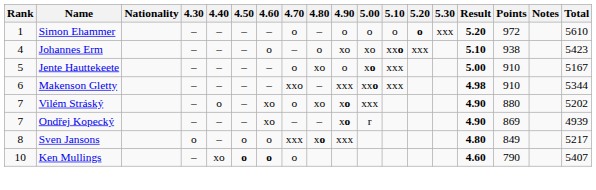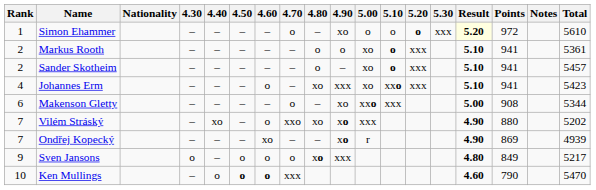(345, 31) o -> (343, 31) xo
(476, 31) no background -> (474, 31) lightyellow background
+ row: (71, 49)
+ row: (78, 67)
(319, 49) o -> (318, 85) xo
(345, 49) xo -> (343, 85) xxx
(512, 49) 938 -> (510, 85) 941
- row: (79, 67)
(294, 85) xxo -> (292, 103) o
(345, 85) xxx -> (343, 103) xo
(476, 85) 4.98 -> (474, 103) 5.00
(512, 85) 910 -> (510, 103) 908
(219, 103) o -> (217, 121) xo
(269, 103) xo -> (267, 121) o
(294, 103) o -> (292, 121) xxo
(20, 139) 8 -> (20, 157) 9
(294, 139) xxx -> (292, 157) o
(219, 157) xo -> (217, 175) o
(294, 157) o -> (292, 175) xxx
(577, 157) 5407 -> (575, 175) 5470
